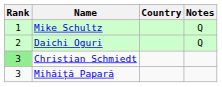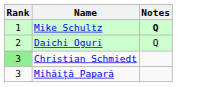- column: (161, 12)
(200, 28) normal -> (156, 28) bold
